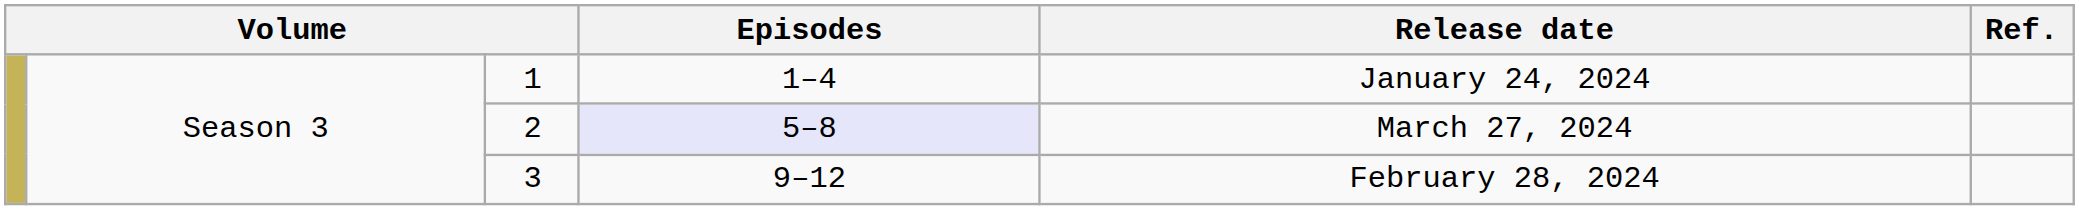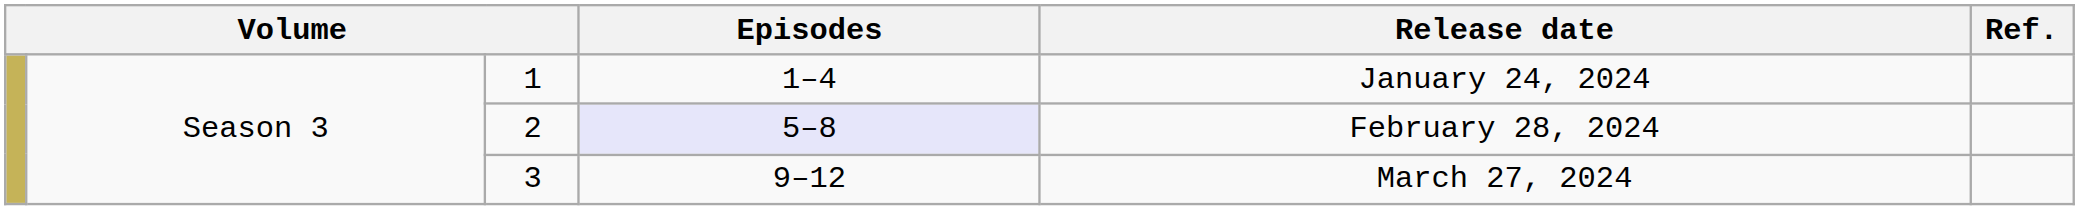(1505, 129) March 27, 2024 -> (1505, 129) February 28, 2024
(1505, 179) February 28, 2024 -> (1505, 179) March 27, 2024
